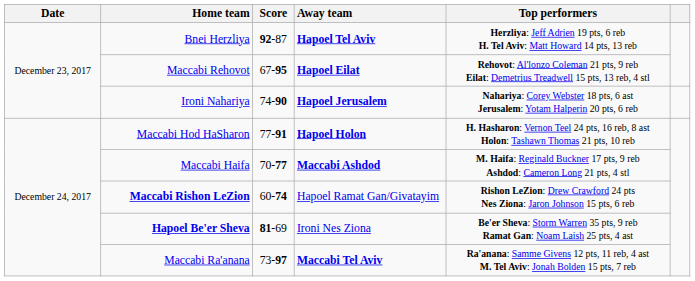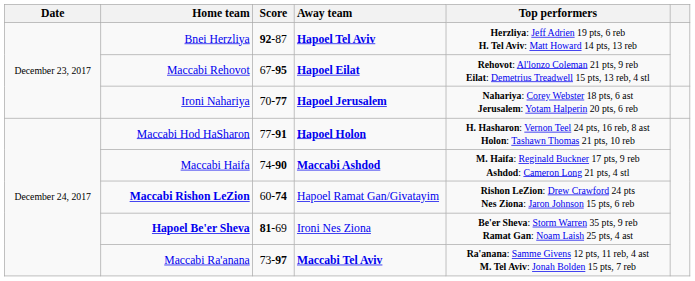(273, 102) 74-90 -> (273, 102) 70-77
(273, 165) 70-77 -> (273, 165) 74-90
